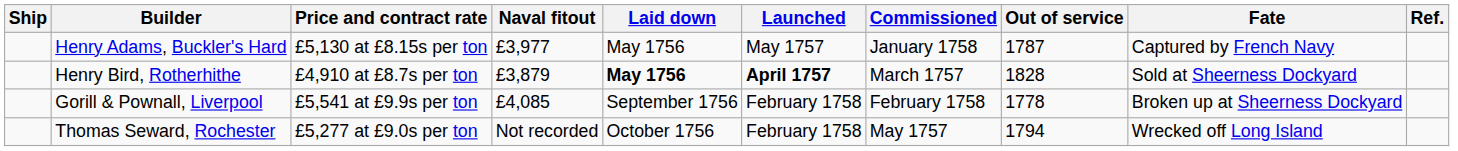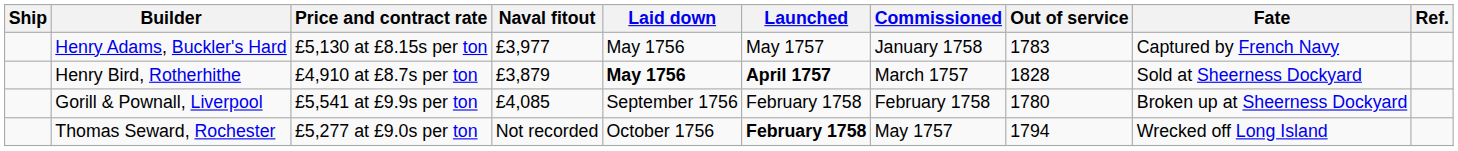(1025, 46) 1787 -> (1030, 46) 1783
(1025, 103) 1778 -> (1030, 103) 1780
(804, 131) normal -> (806, 131) bold
